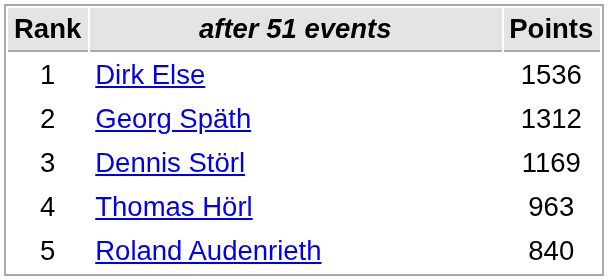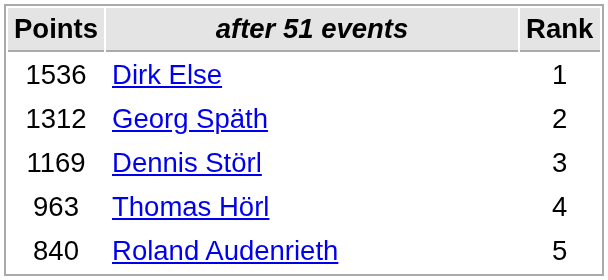columns swapped: (48, 29) <-> (551, 29)
